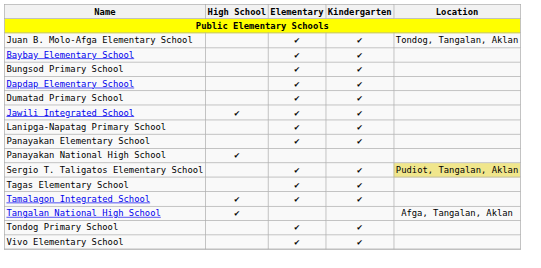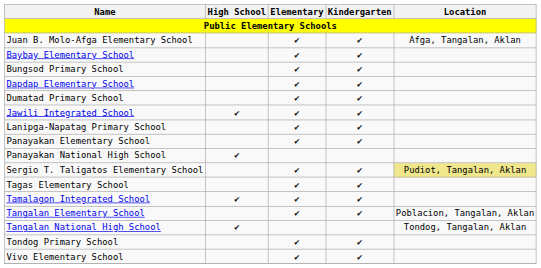(457, 40) Tondog, Tangalan, Aklan -> (465, 40) Afga, Tangalan, Aklan
+ row: (76, 213)
(457, 213) Afga, Tangalan, Aklan -> (465, 228) Tondog, Tangalan, Aklan
